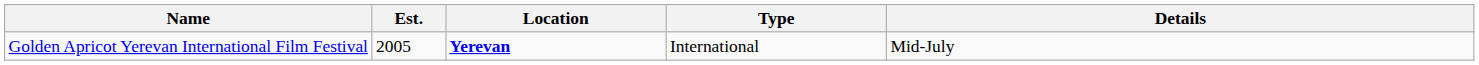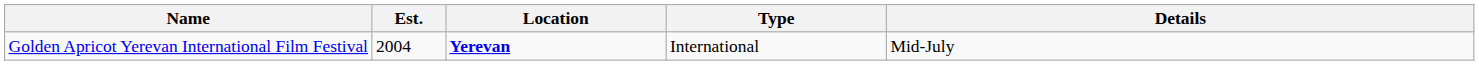(393, 45) 2005 -> (393, 45) 2004
